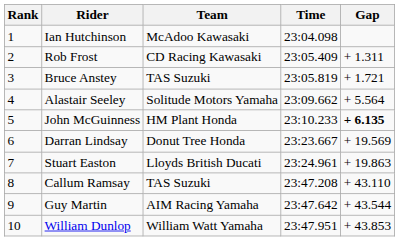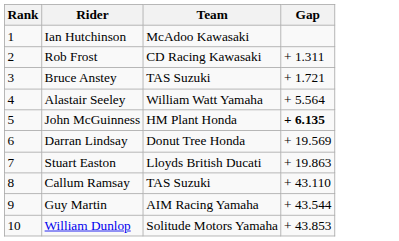- column: (311, 15)
(212, 99) Solitude Motors Yamaha -> (205, 99) William Watt Yamaha
(205, 225) William Watt Yamaha -> (212, 225) Solitude Motors Yamaha
